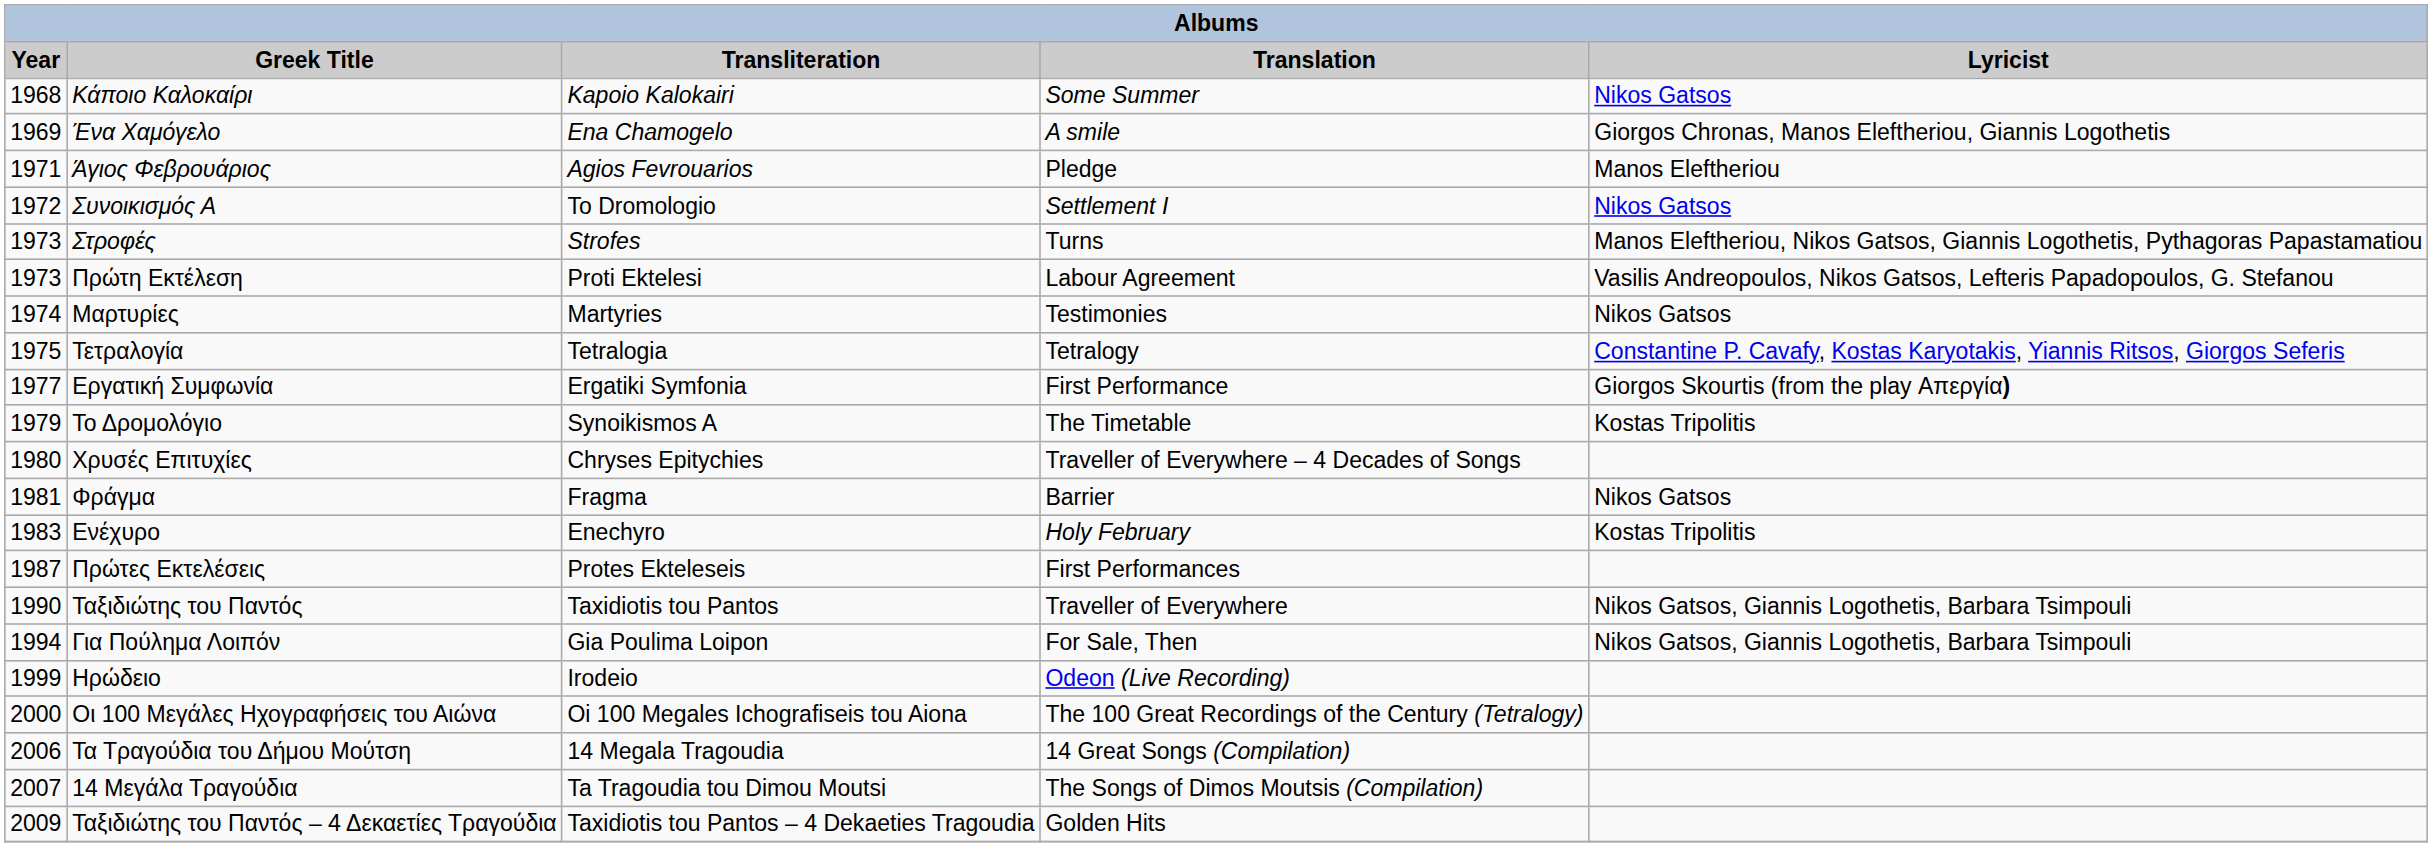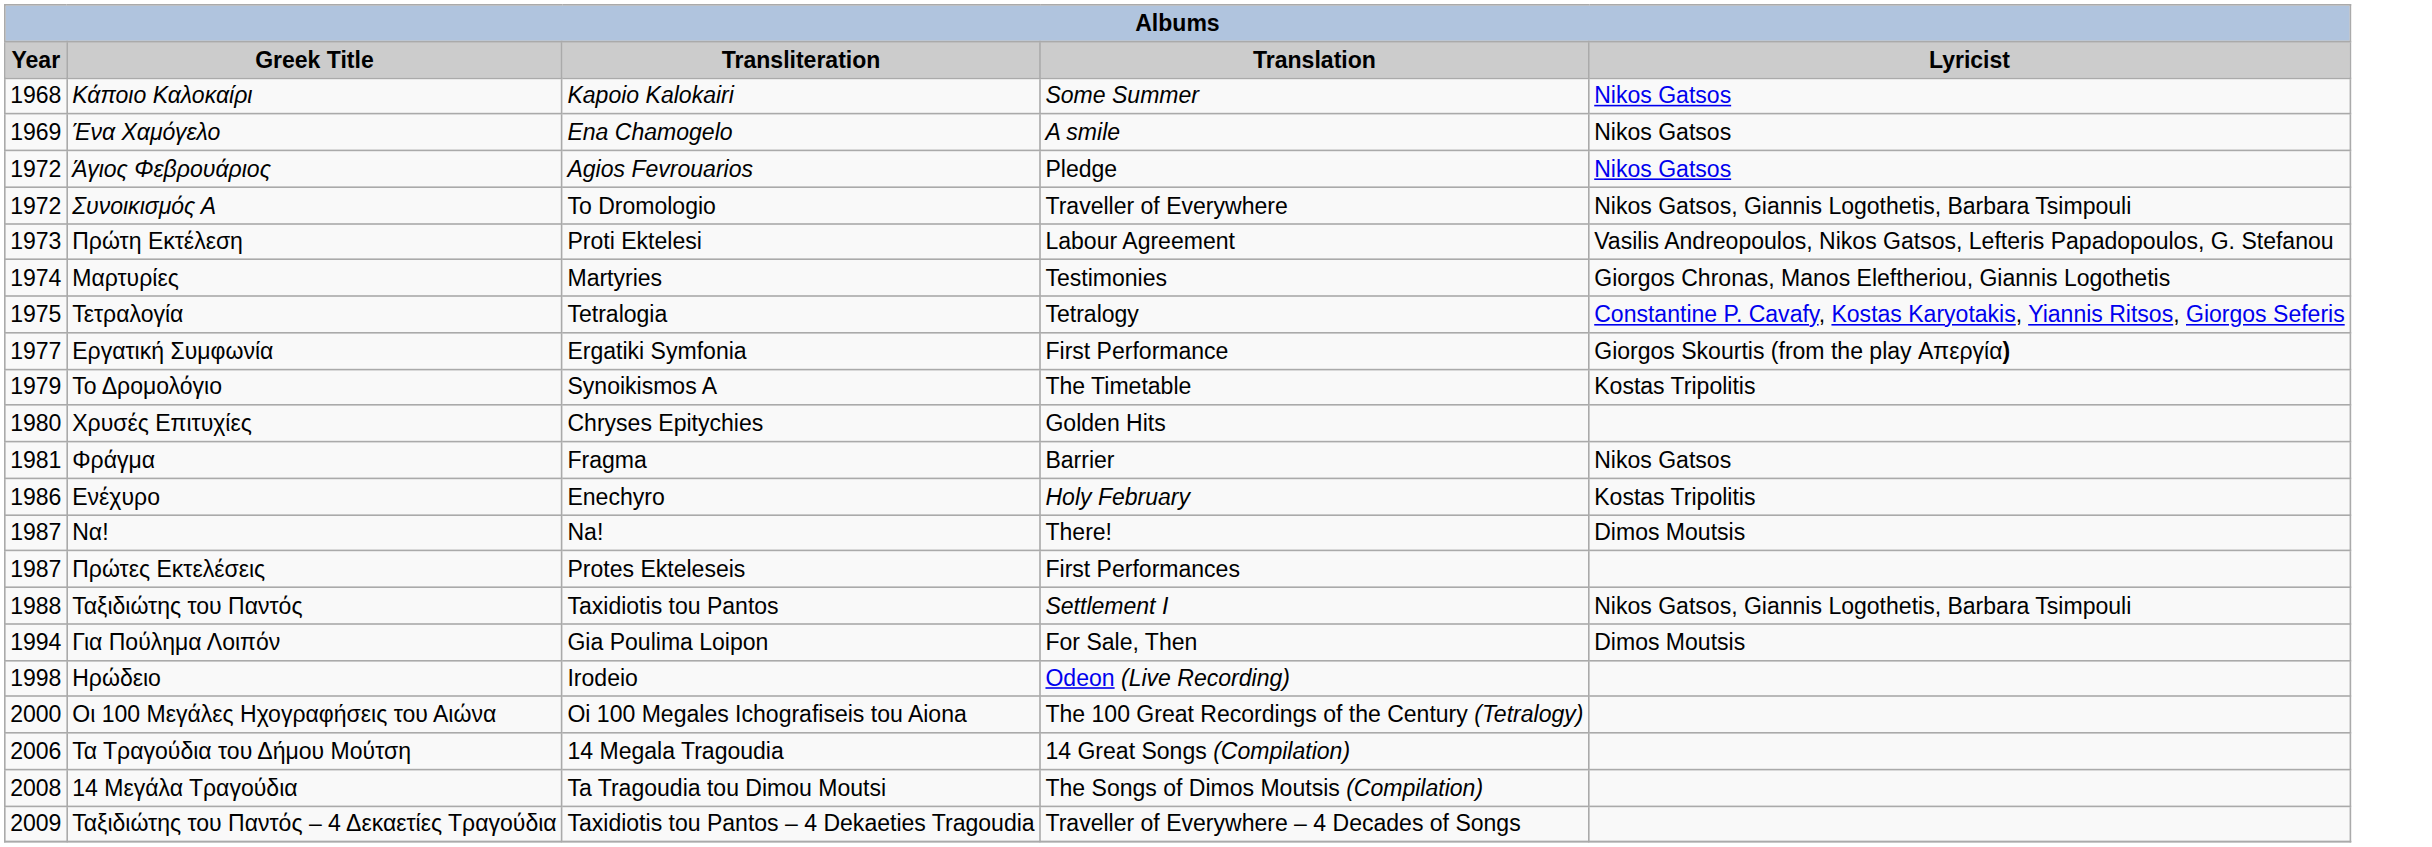(1882, 133) Giorgos Chronas, Manos Eleftheriou, Giannis Logothetis -> (1663, 133) Nikos Gatsos
(36, 169) 1971 -> (36, 169) 1972
(1687, 169) Manos Eleftheriou -> (1663, 169) Nikos Gatsos
(1107, 205) Settlement I -> (1167, 205) Traveller of Everywhere
(1663, 205) Nikos Gatsos -> (1863, 205) Nikos Gatsos, Giannis Logothetis, Barbara Tsimpouli
- row: (114, 242)
(1663, 315) Nikos Gatsos -> (1882, 278) Giorgos Chronas, Manos Eleftheriou, Giannis Logothetis
(1283, 460) Traveller of Everywhere – 4 Decades of Songs -> (1106, 424) Golden Hits
(36, 533) 1983 -> (36, 497) 1986
+ row: (90, 533)
(36, 606) 1990 -> (36, 606) 1988
(1167, 606) Traveller of Everywhere -> (1107, 606) Settlement I
(1863, 642) Nikos Gatsos, Giannis Logothetis, Barbara Tsimpouli -> (1670, 642) Dimos Moutsis
(36, 679) 1999 -> (36, 679) 1998
(36, 788) 2007 -> (36, 788) 2008
(1106, 824) Golden Hits -> (1283, 824) Traveller of Everywhere – 4 Decades of Songs
